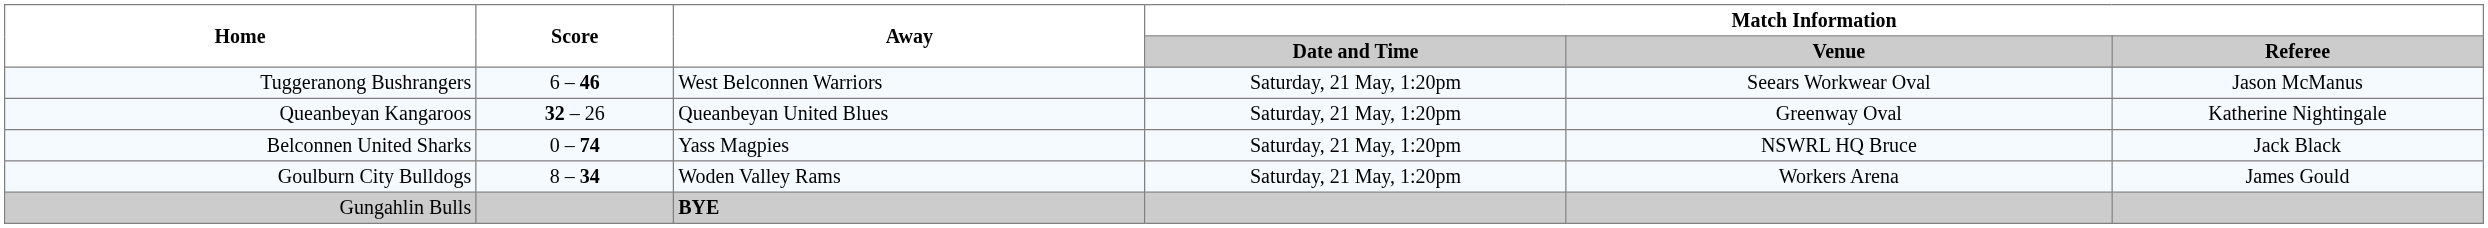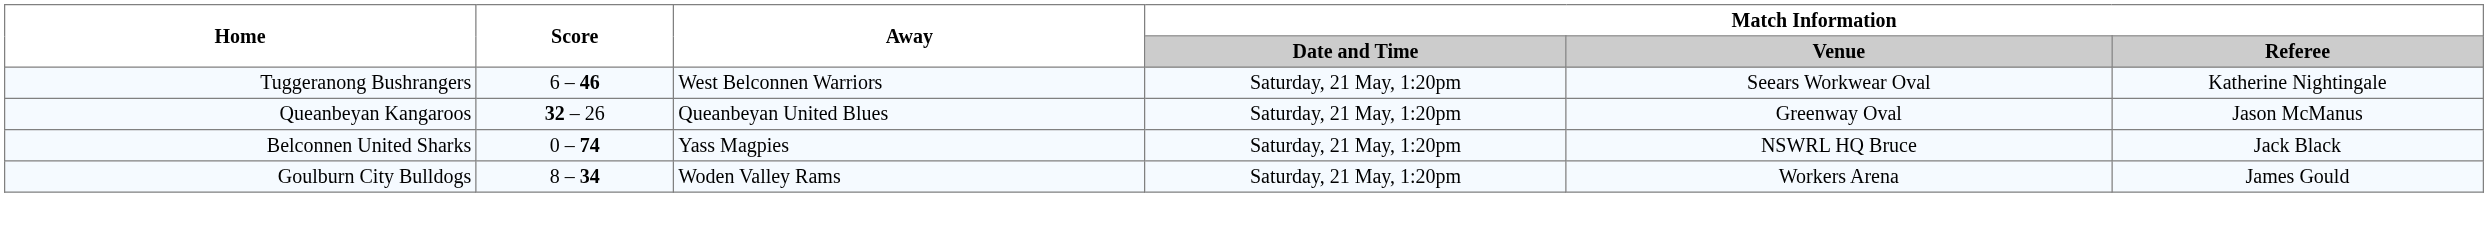(2297, 82) Jason McManus -> (2297, 82) Katherine Nightingale
(2297, 113) Katherine Nightingale -> (2297, 113) Jason McManus
- row: (405, 207)
